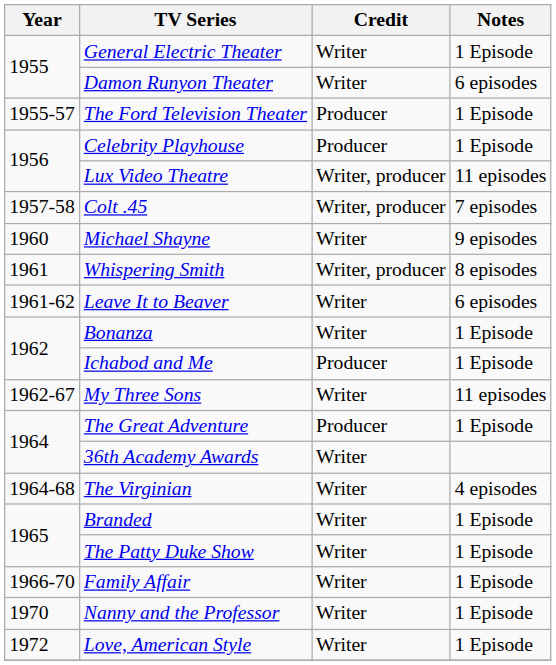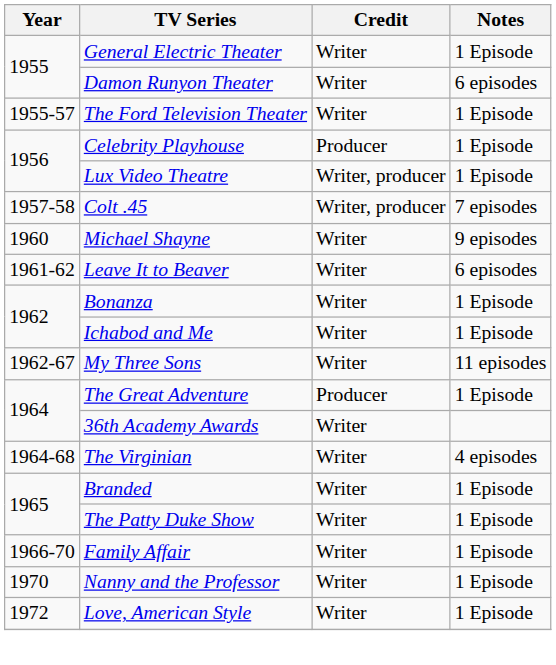(352, 113) Producer -> (341, 113) Writer
(501, 176) 11 episodes -> (494, 176) 1 Episode
- row: (154, 269)
(352, 363) Producer -> (341, 332) Writer
